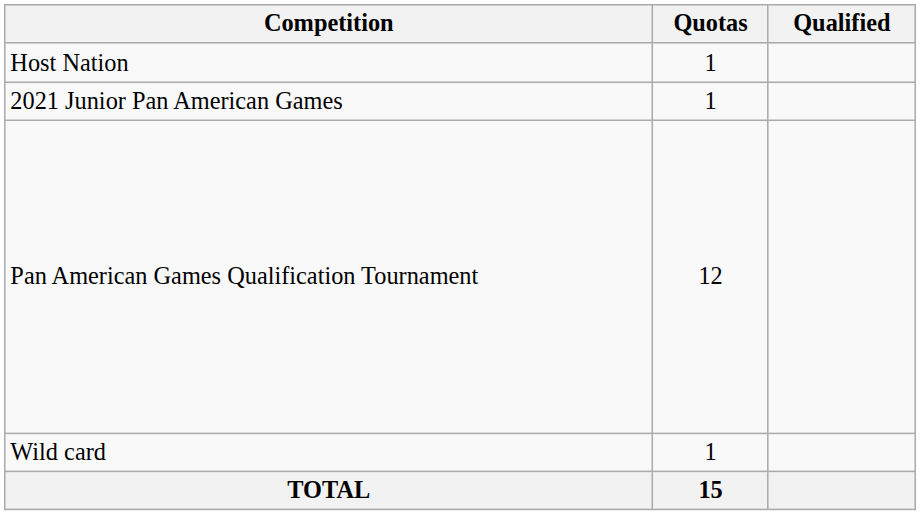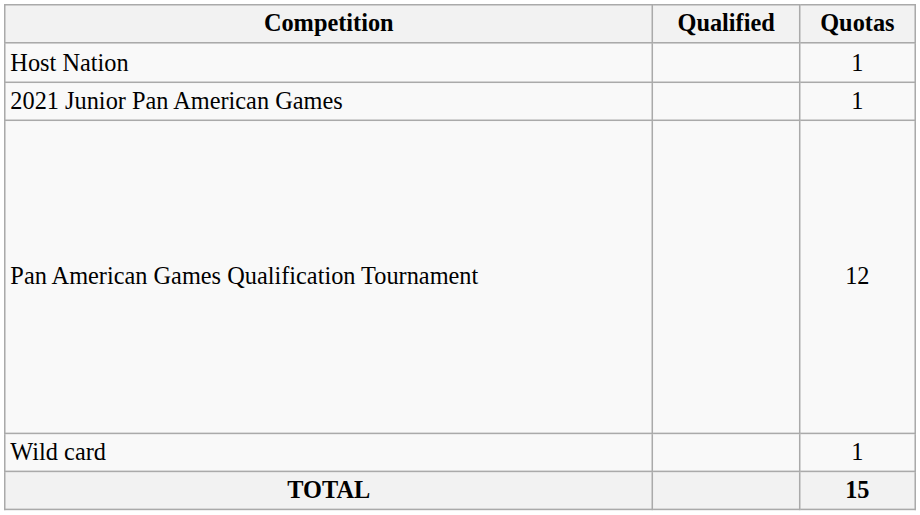columns swapped: (711, 23) <-> (842, 23)
